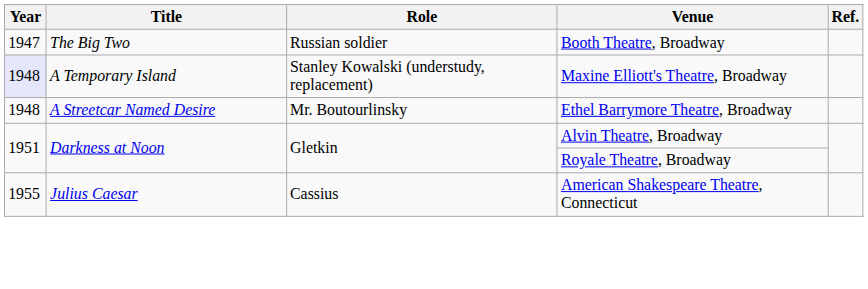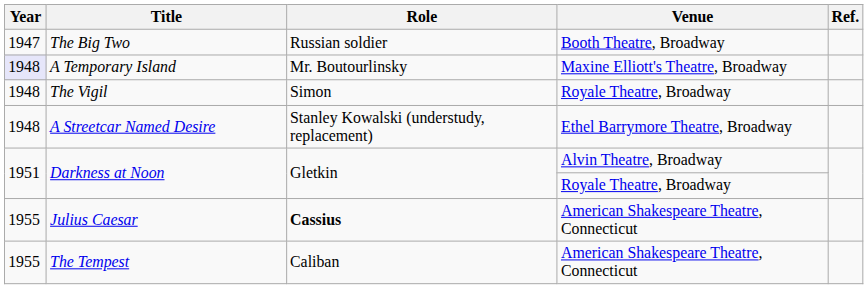(387, 76) Stanley Kowalski (understudy, replacement) -> (349, 67) Mr. Boutourlinsky
+ row: (79, 92)
(349, 110) Mr. Boutourlinsky -> (387, 126) Stanley Kowalski (understudy, replacement)
(314, 194) normal -> (316, 219) bold
+ row: (90, 262)
